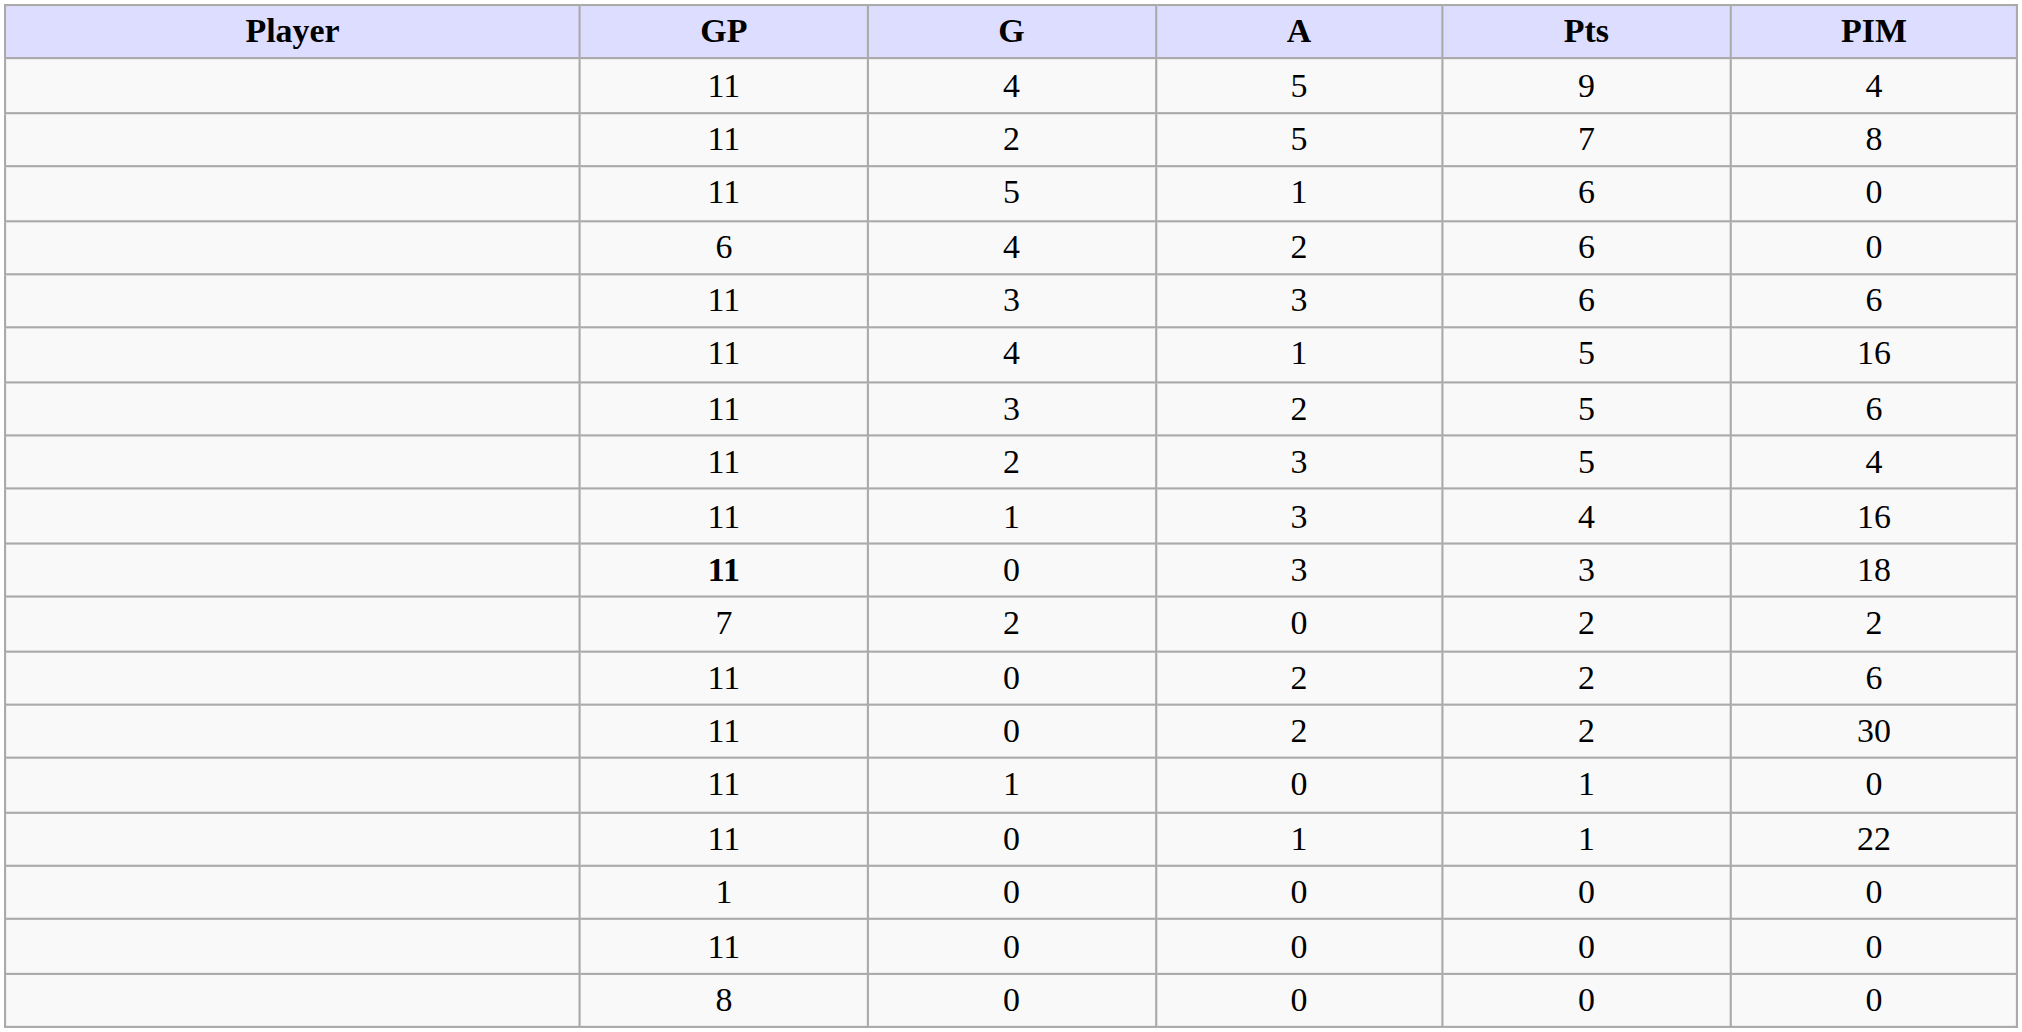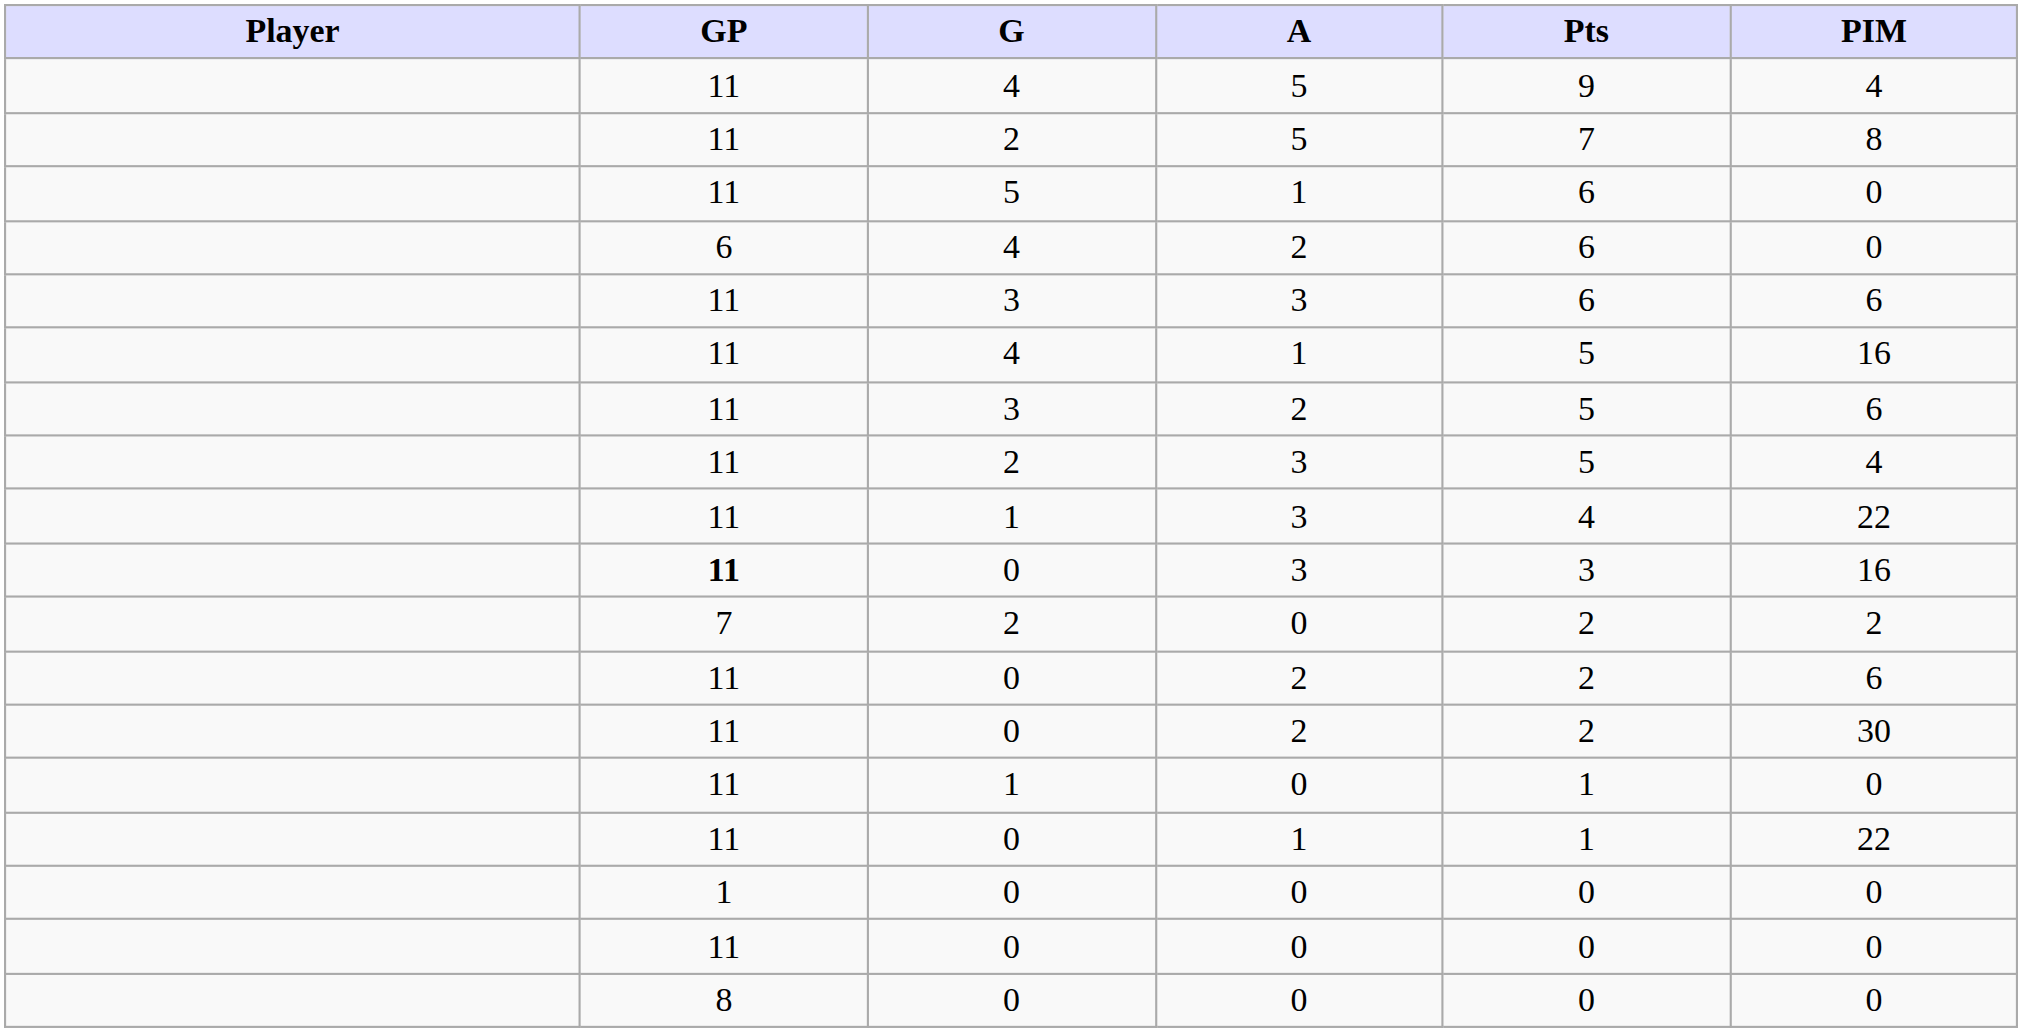(1874, 515) 16 -> (1874, 515) 22
(1874, 569) 18 -> (1874, 569) 16
